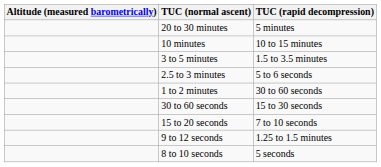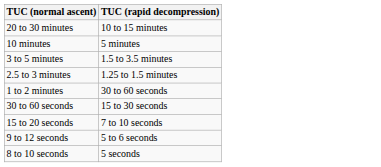- column: (82, 12)
(275, 28) 5 minutes -> (134, 28) 10 to 15 minutes
(289, 43) 10 to 15 minutes -> (120, 43) 5 minutes
(284, 75) 5 to 6 seconds -> (139, 75) 1.25 to 1.5 minutes
(294, 138) 1.25 to 1.5 minutes -> (129, 138) 5 to 6 seconds
